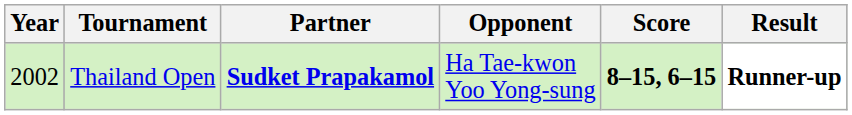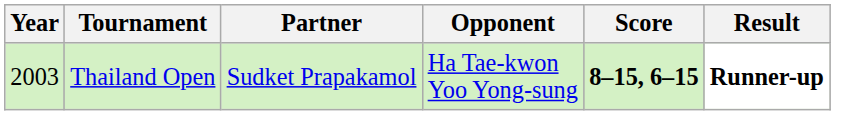(35, 76) 2002 -> (35, 76) 2003
(330, 76) bold -> (322, 76) normal
